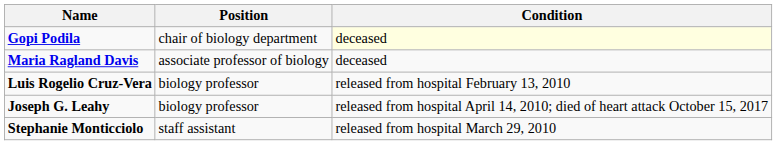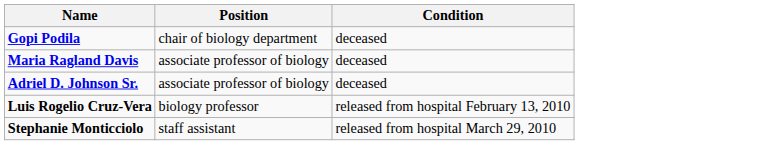(361, 38) lightyellow background -> (361, 38) no background
+ row: (73, 83)
- row: (59, 106)
